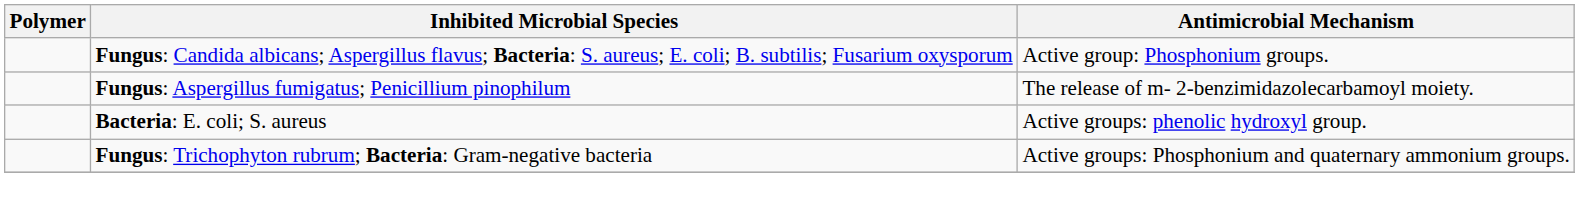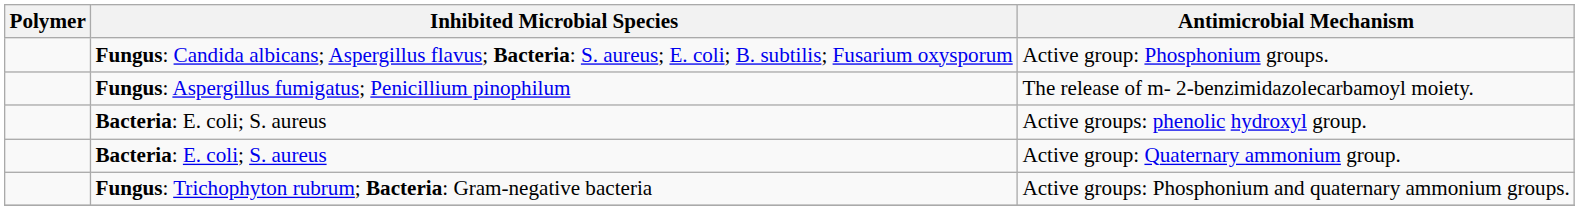+ row: (1212, 155)
